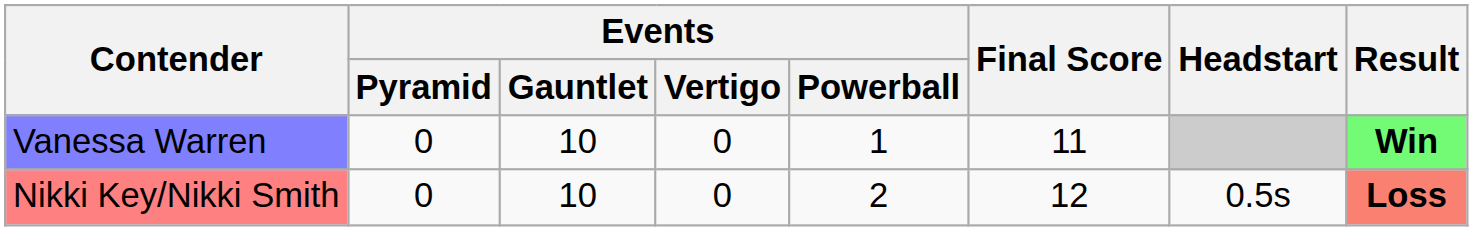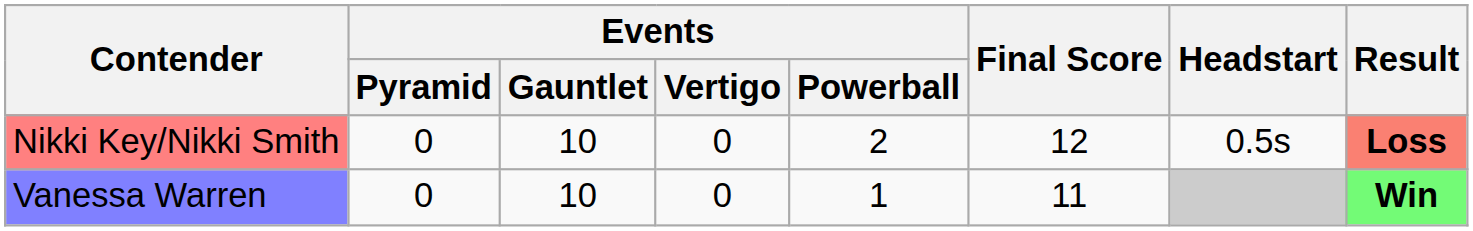rows swapped: (176, 196) <-> (140, 141)
